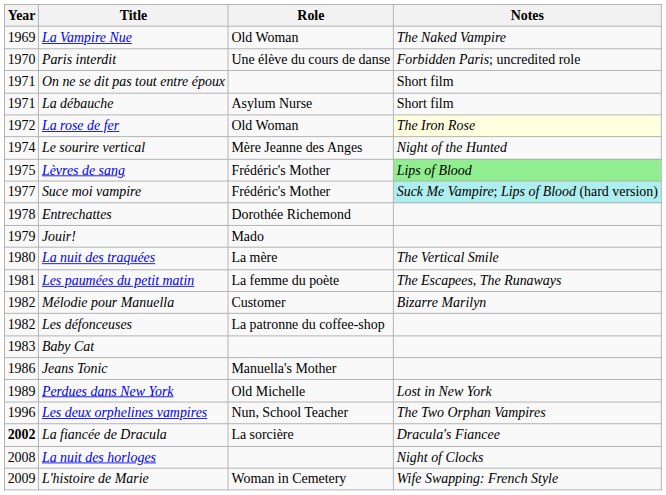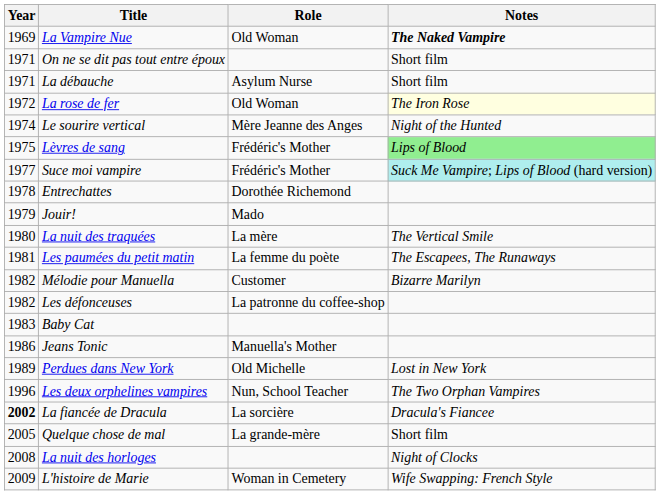(451, 37) normal -> (448, 37) bold
- row: (79, 59)
+ row: (104, 434)
